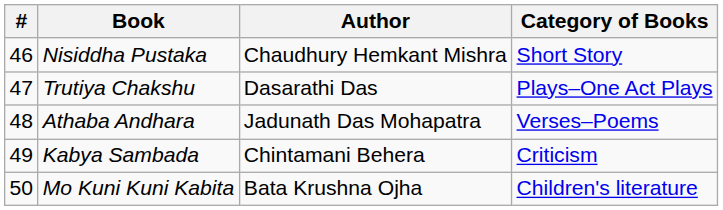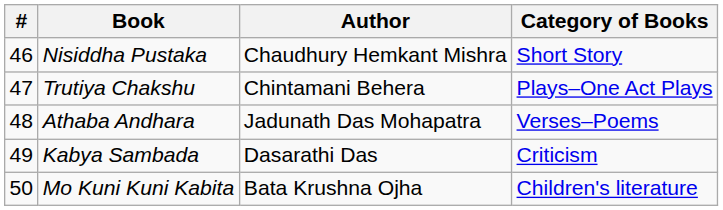(311, 88) Dasarathi Das -> (334, 88) Chintamani Behera
(334, 155) Chintamani Behera -> (311, 155) Dasarathi Das
